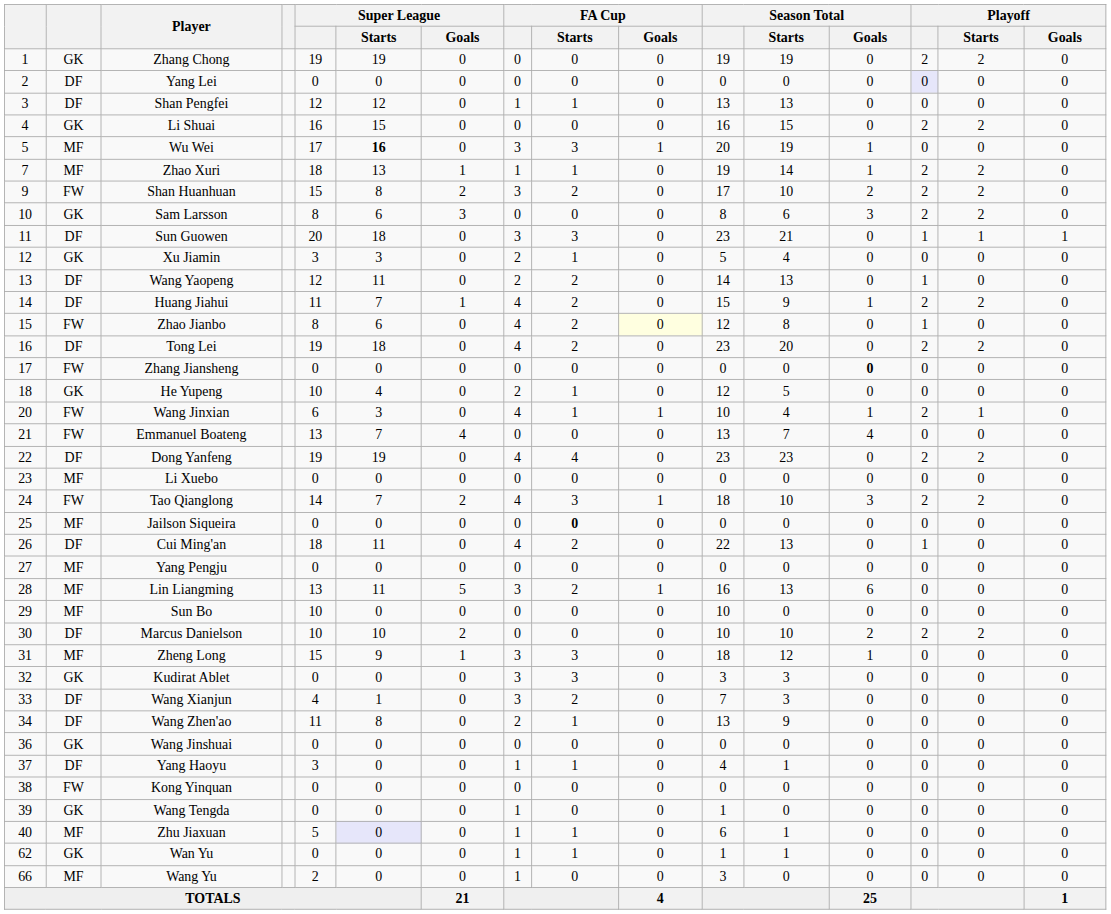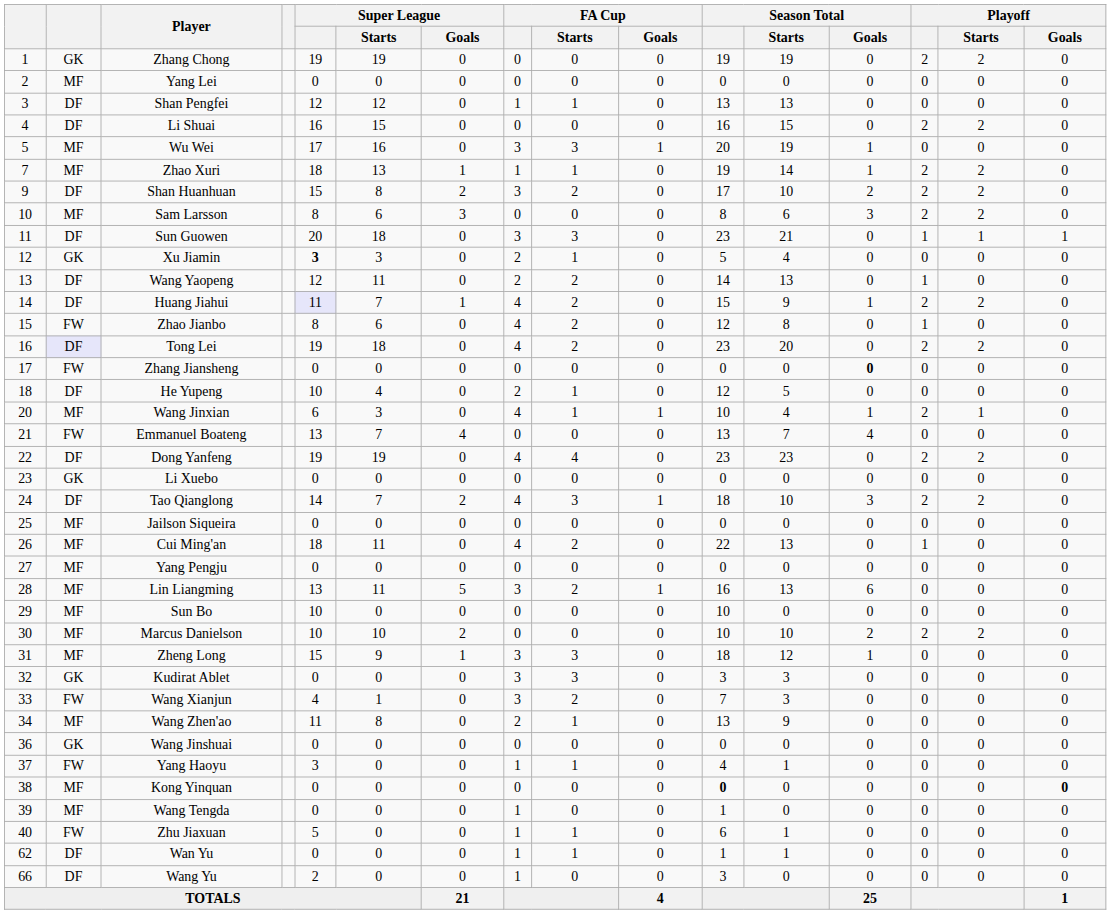(73, 81) DF -> (73, 81) MF
(925, 81) lavender background -> (925, 81) no background
(73, 125) GK -> (73, 125) DF
(379, 147) bold -> (379, 147) normal
(73, 192) FW -> (73, 192) DF
(73, 214) GK -> (73, 214) MF
(315, 258) normal -> (315, 258) bold
(315, 302) no background -> (315, 302) lavender background
(660, 324) lightyellow background -> (660, 324) no background
(73, 346) no background -> (73, 346) lavender background
(73, 390) GK -> (73, 390) DF
(73, 412) FW -> (73, 412) MF
(73, 479) MF -> (73, 479) GK
(73, 501) FW -> (73, 501) DF
(575, 523) bold -> (575, 523) normal
(73, 545) DF -> (73, 545) MF
(73, 633) DF -> (73, 633) MF
(73, 699) DF -> (73, 699) FW
(73, 721) DF -> (73, 721) MF
(73, 766) DF -> (73, 766) FW
(73, 788) FW -> (73, 788) MF
(723, 788) normal -> (723, 788) bold
(1065, 788) normal -> (1065, 788) bold
(73, 810) GK -> (73, 810) MF
(73, 832) MF -> (73, 832) FW
(379, 832) lavender background -> (379, 832) no background
(73, 854) GK -> (73, 854) DF
(73, 876) MF -> (73, 876) DF
